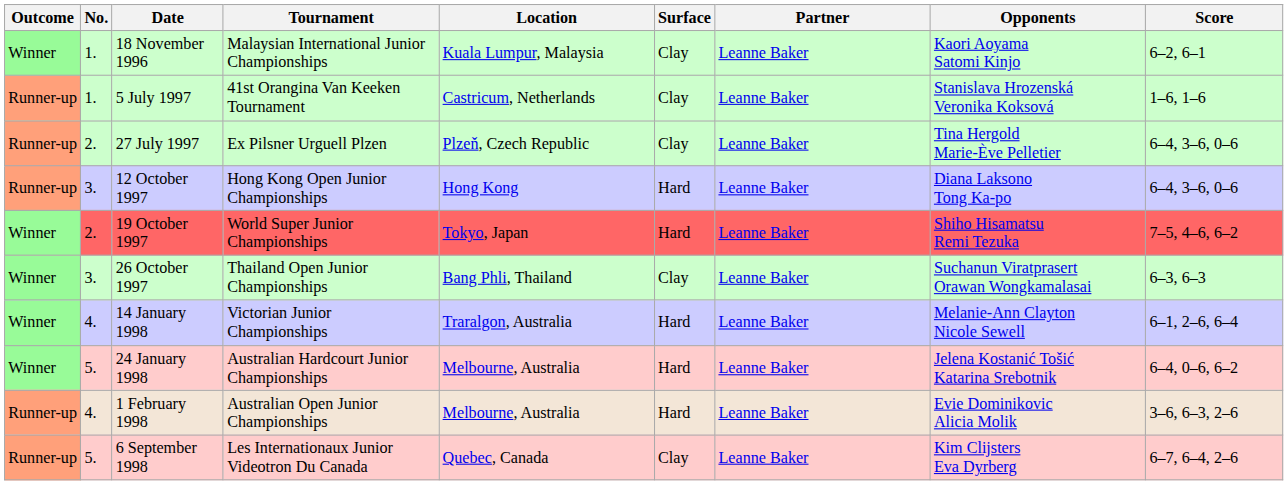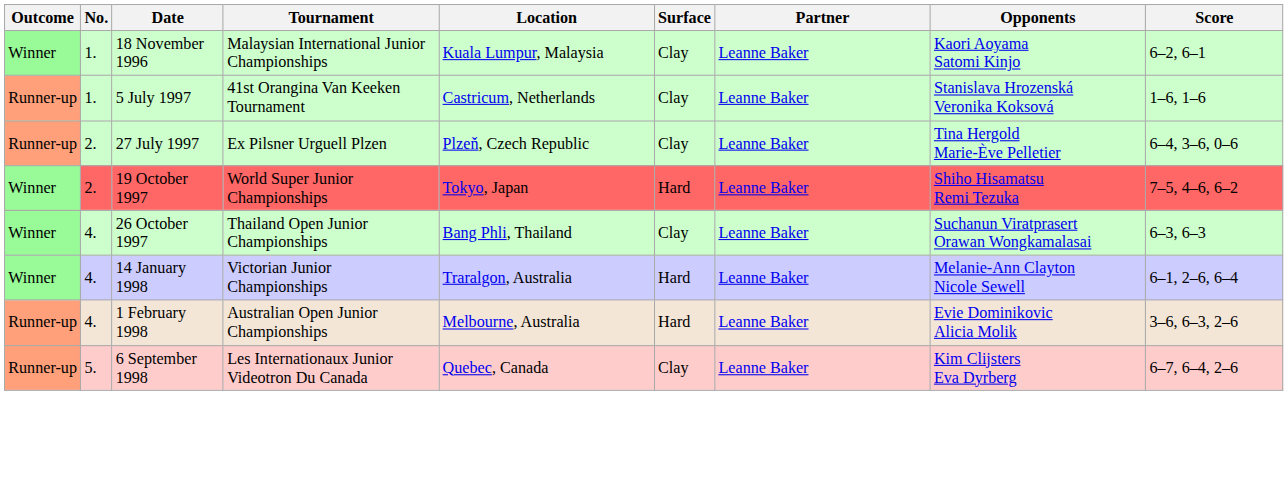- row: (152, 187)
(90, 277) 3. -> (90, 232) 4.
- row: (151, 367)
